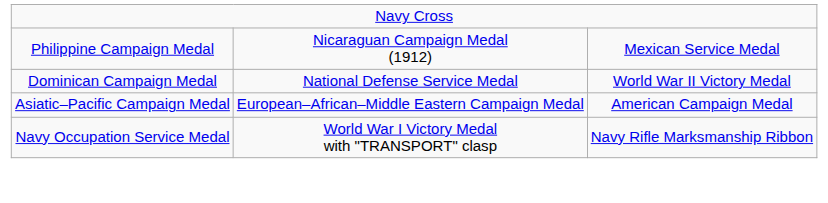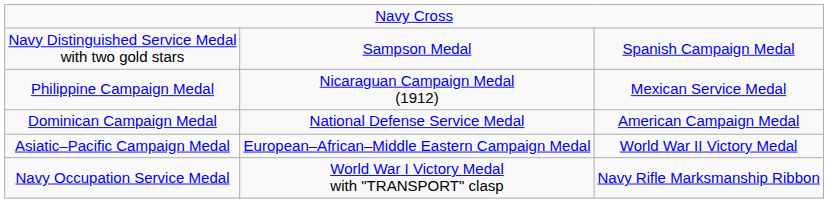+ row: (122, 48)
(702, 81) World War II Victory Medal -> (709, 121) American Campaign Medal
(702, 104) American Campaign Medal -> (709, 145) World War II Victory Medal
